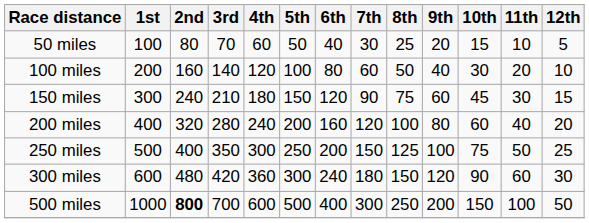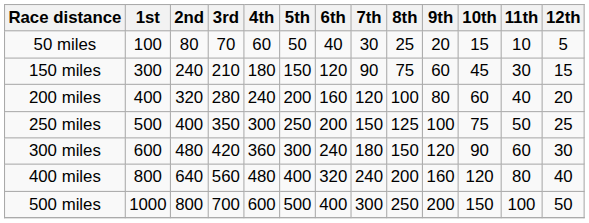- row: (65, 71)
+ row: (65, 177)
(189, 204) bold -> (189, 204) normal
